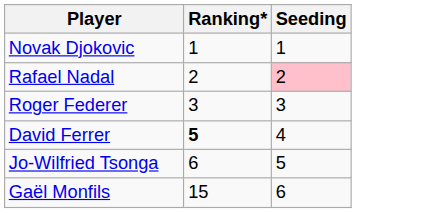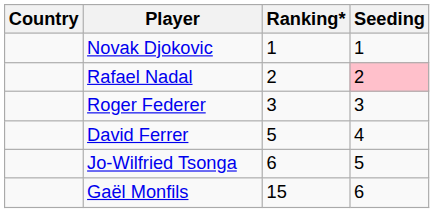+ column: (44, 18)
(193, 134) bold -> (272, 134) normal
